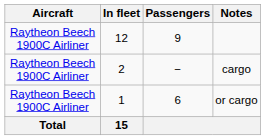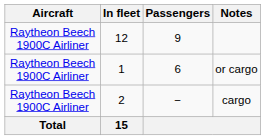rows swapped: (122, 100) <-> (122, 69)
